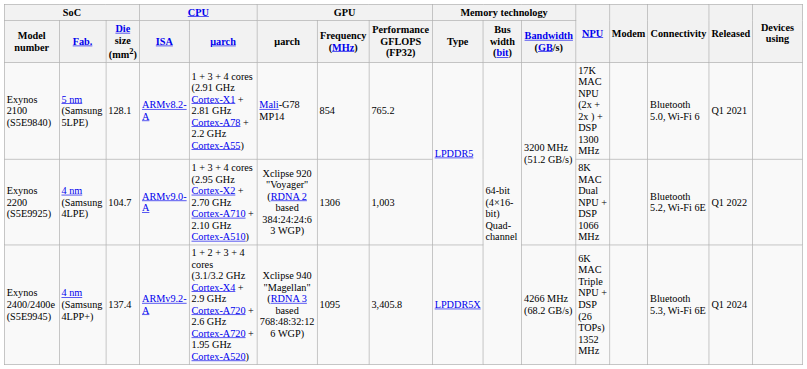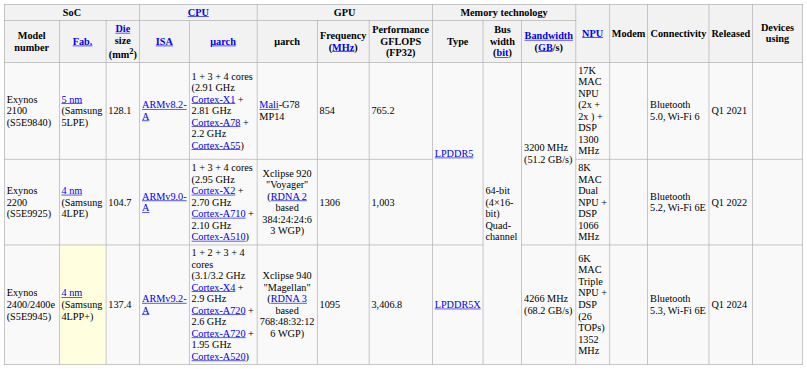(82, 304) no background -> (82, 304) lightyellow background
(387, 304) 3,405.8 -> (387, 304) 3,406.8
